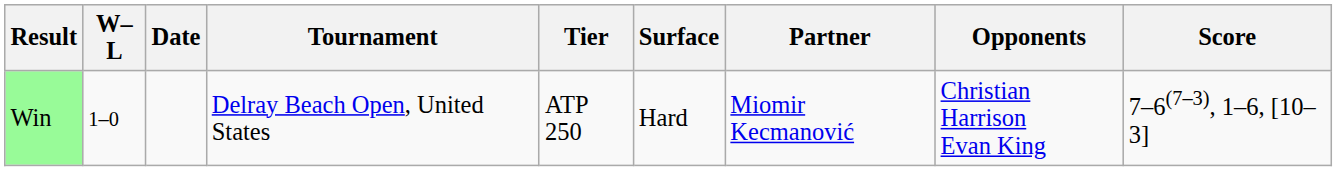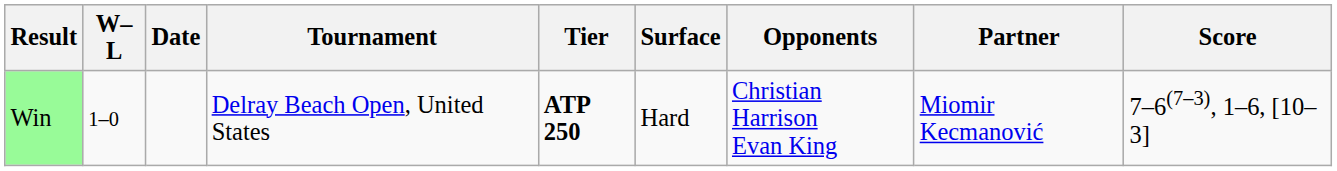columns swapped: (830, 37) <-> (1029, 37)
(567, 117) normal -> (567, 117) bold
